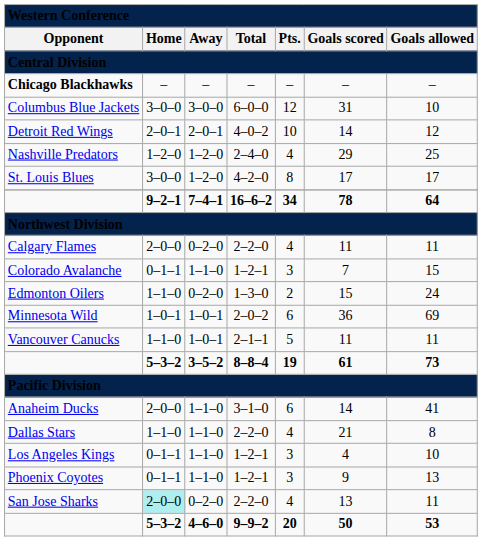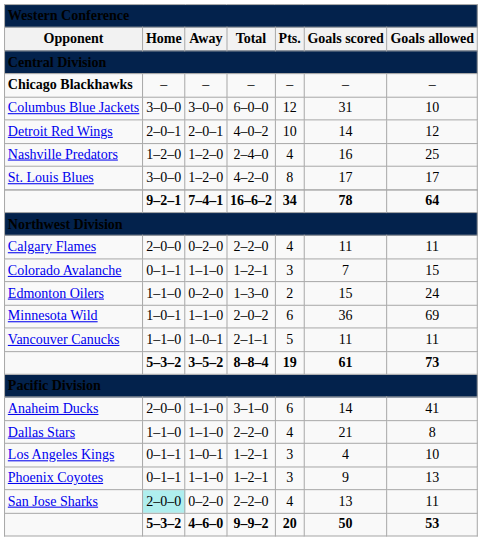(346, 154) 29 -> (346, 154) 16
(206, 316) 1–0–1 -> (206, 316) 1–1–0
(206, 454) 1–1–0 -> (206, 454) 1–0–1
